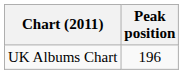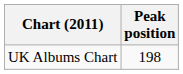(150, 57) 196 -> (150, 57) 198
